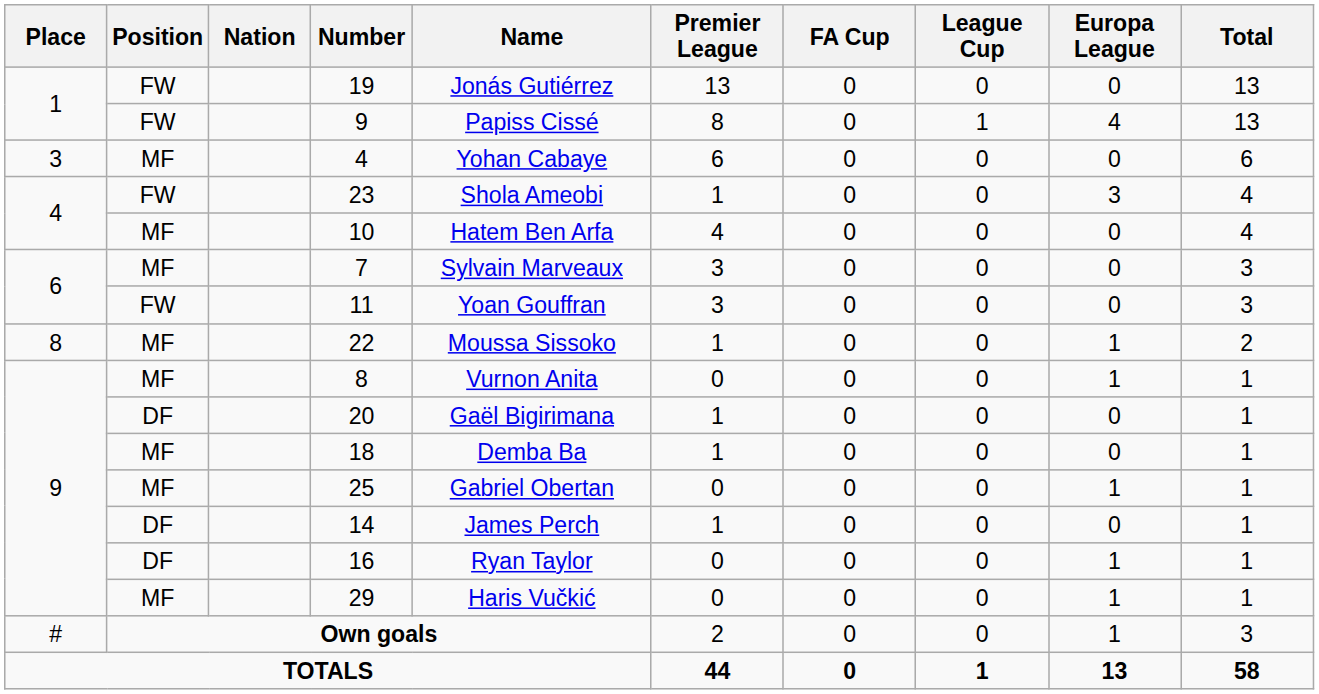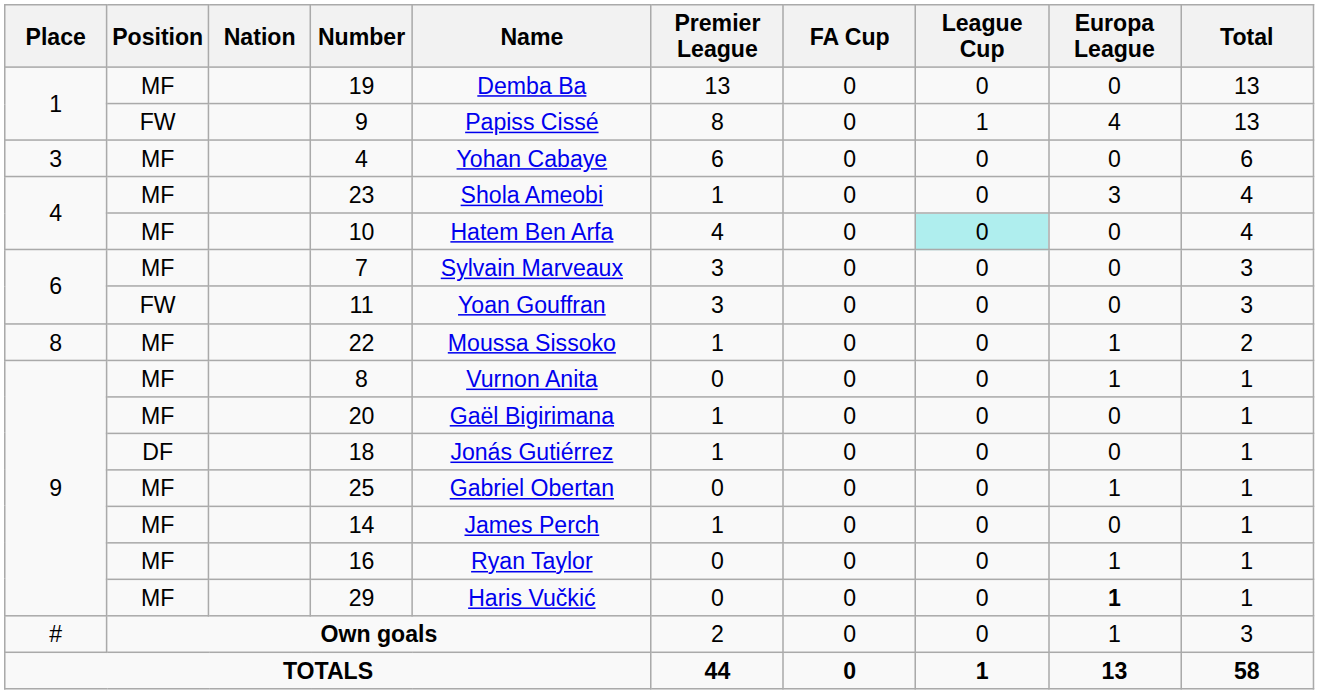(158, 86) FW -> (158, 86) MF
(532, 86) Jonás Gutiérrez -> (532, 86) Demba Ba
(158, 195) FW -> (158, 195) MF
(982, 232) no background -> (982, 232) paleturquoise background
(158, 415) DF -> (158, 415) MF
(158, 451) MF -> (158, 451) DF
(532, 451) Demba Ba -> (532, 451) Jonás Gutiérrez
(158, 525) DF -> (158, 525) MF
(158, 561) DF -> (158, 561) MF
(1114, 598) normal -> (1114, 598) bold
